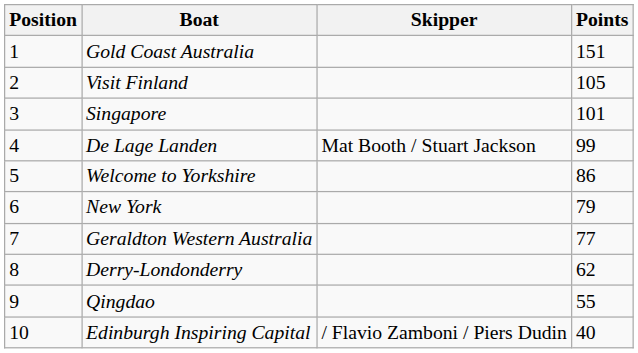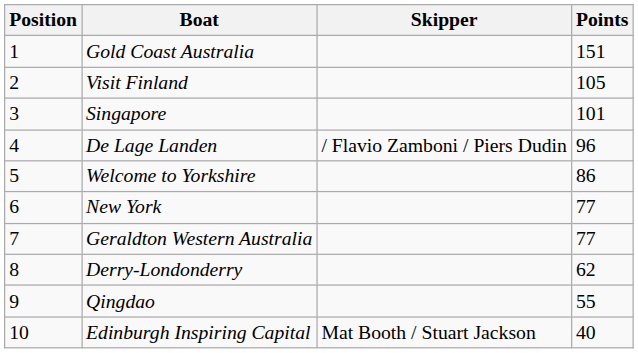(429, 144) Mat Booth / Stuart Jackson -> (444, 144) / Flavio Zamboni / Piers Dudin
(586, 144) 99 -> (586, 144) 96
(586, 207) 79 -> (586, 207) 77
(444, 332) / Flavio Zamboni / Piers Dudin -> (429, 332) Mat Booth / Stuart Jackson
